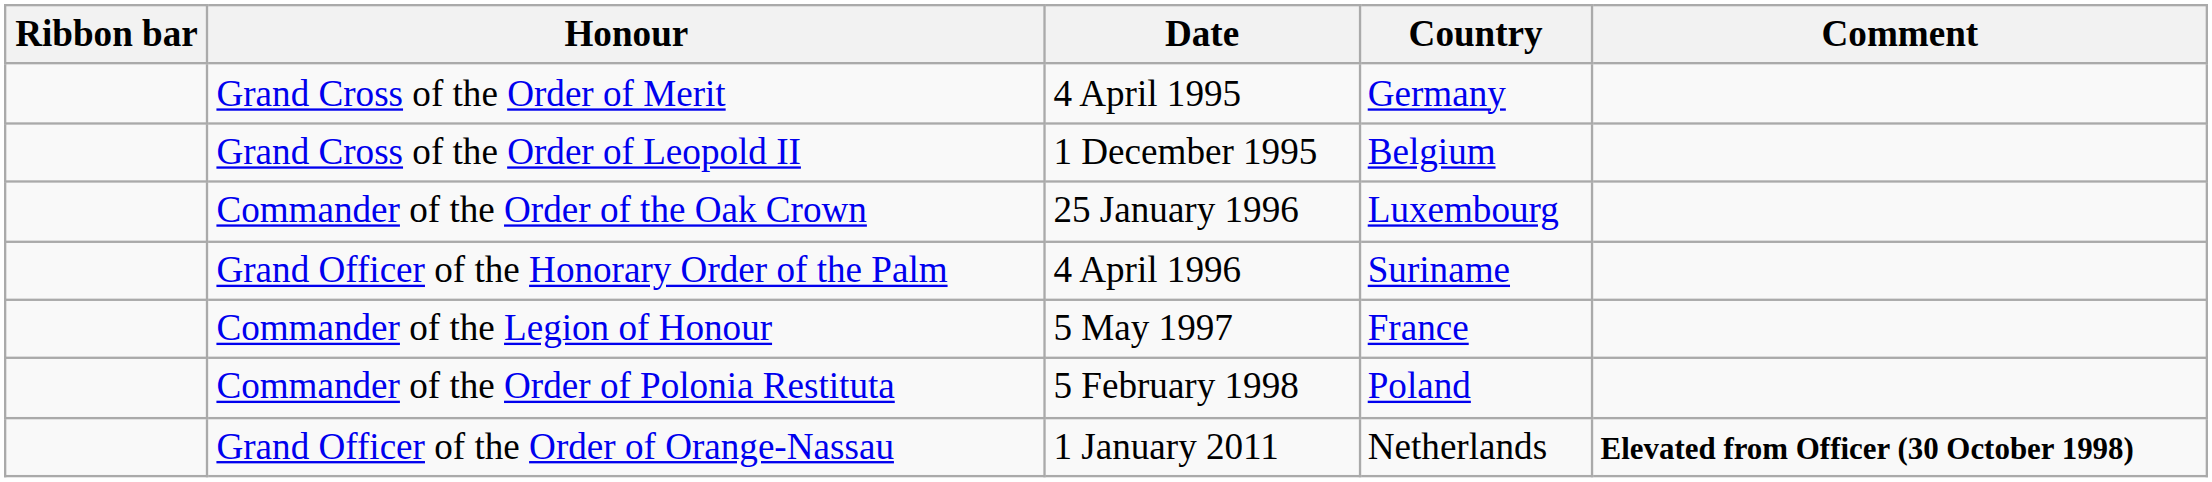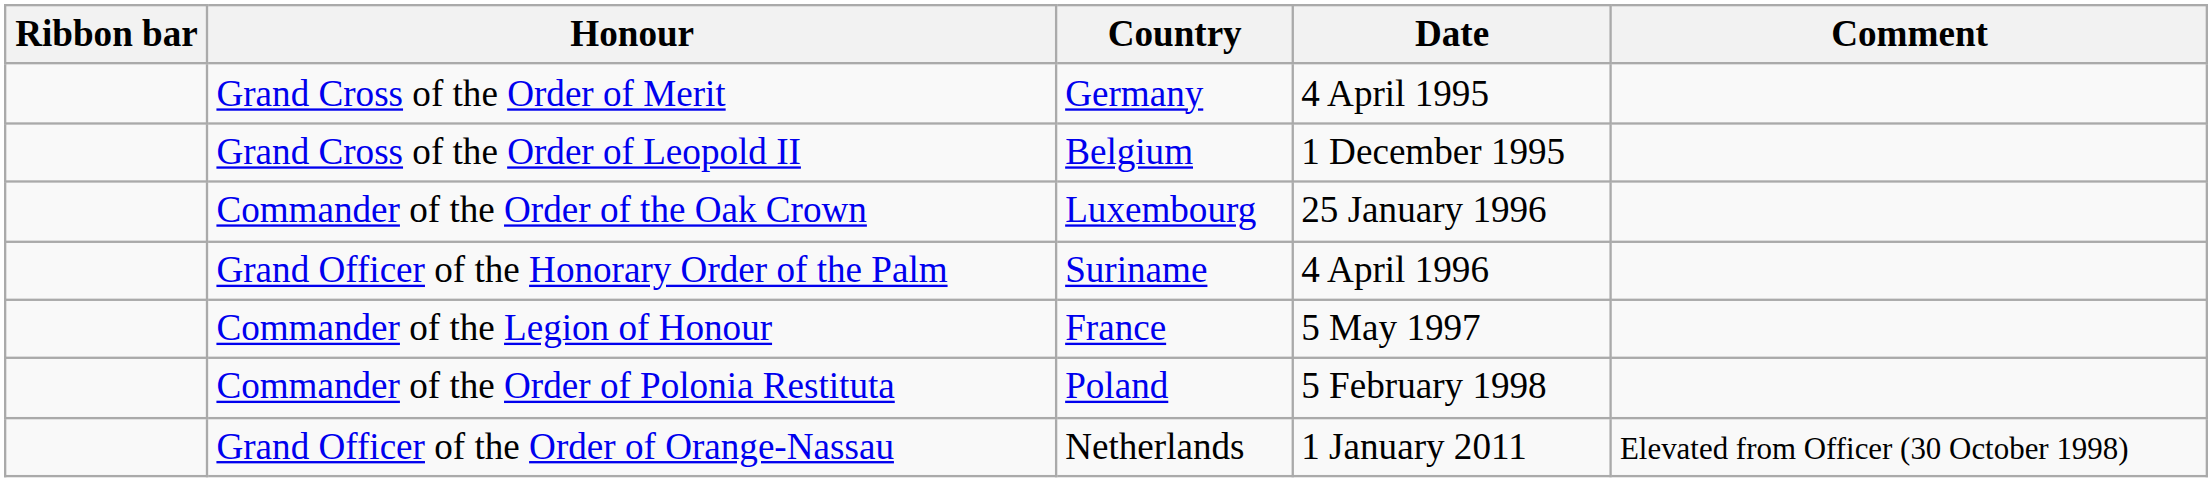columns swapped: (1476, 33) <-> (1202, 33)
(1867, 446) bold -> (1874, 448) normal
